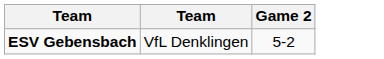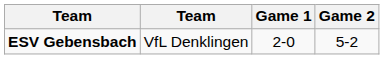+ column: (284, 16)
